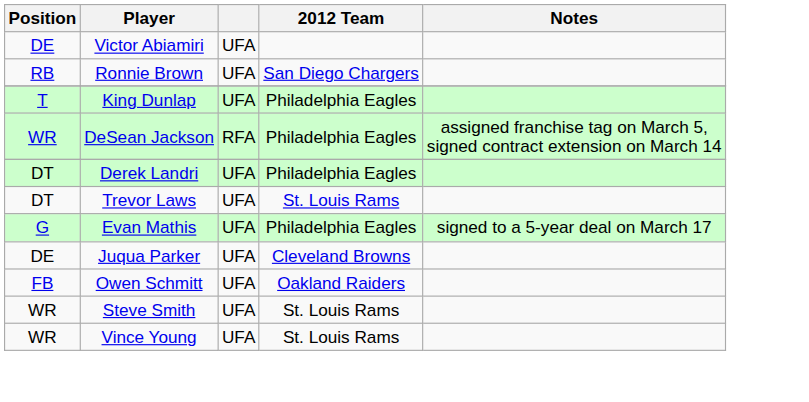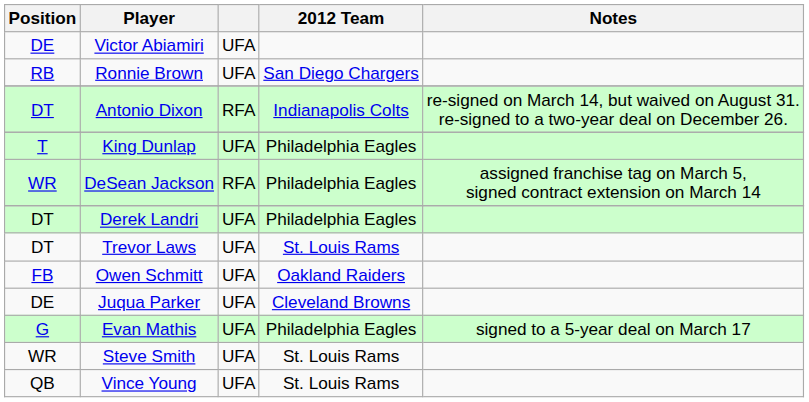+ row: (149, 110)
rows swapped: (149, 228) <-> (149, 282)
(42, 337) WR -> (42, 383) QB
